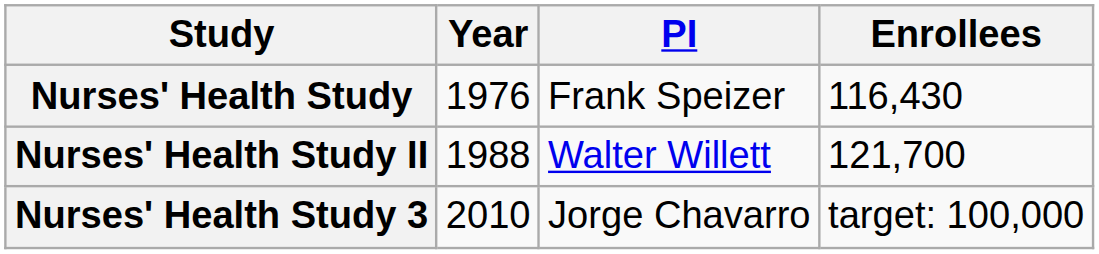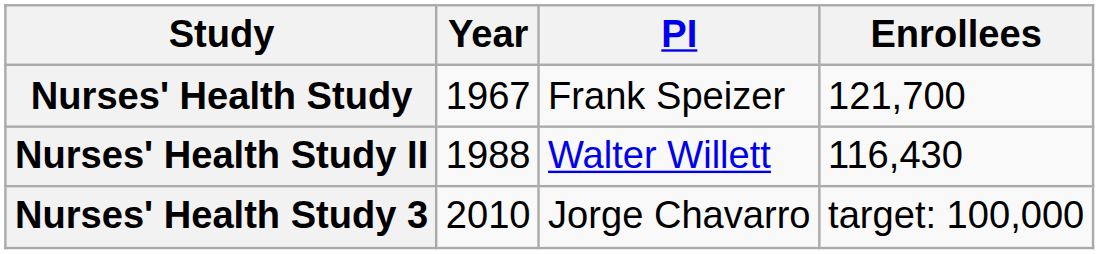(488, 95) 1976 -> (488, 95) 1967
(896, 95) 116,430 -> (897, 95) 121,700
(897, 155) 121,700 -> (896, 155) 116,430
